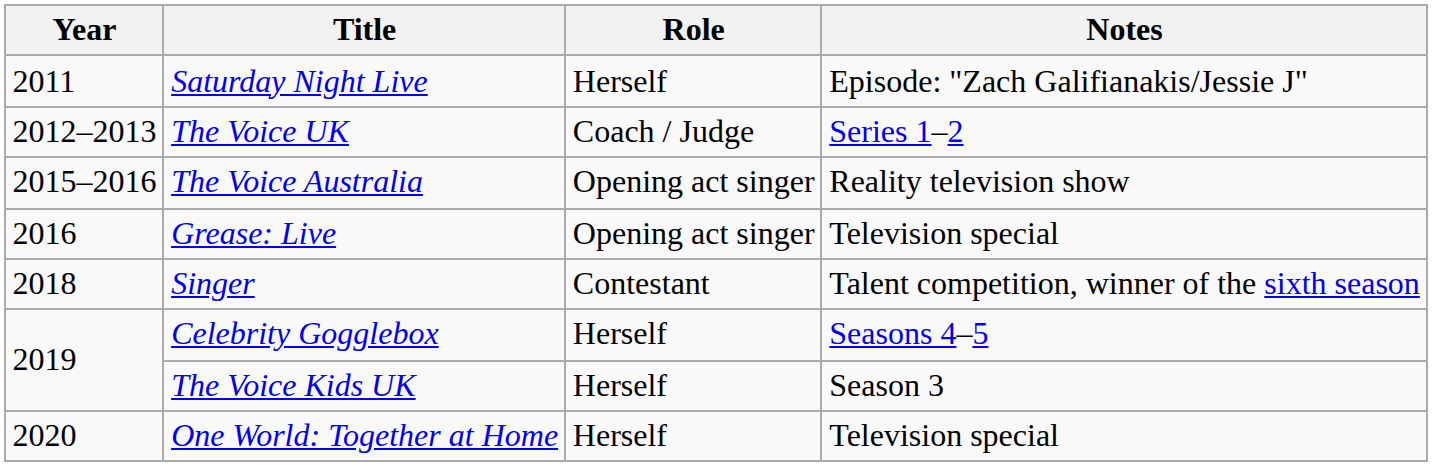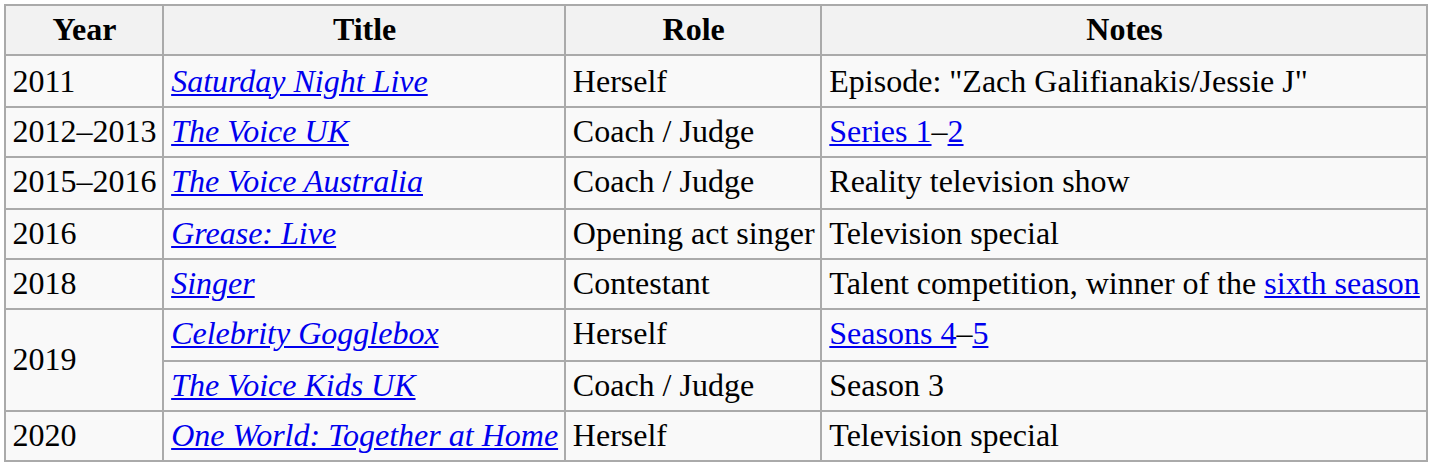(694, 182) Opening act singer -> (664, 182) Coach / Judge
(620, 385) Herself -> (664, 385) Coach / Judge
